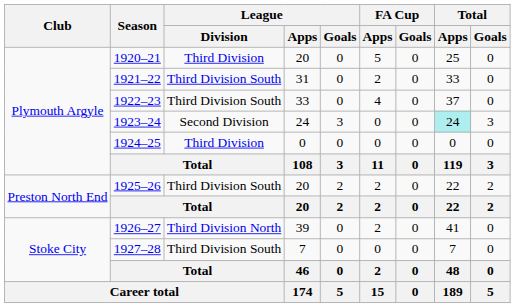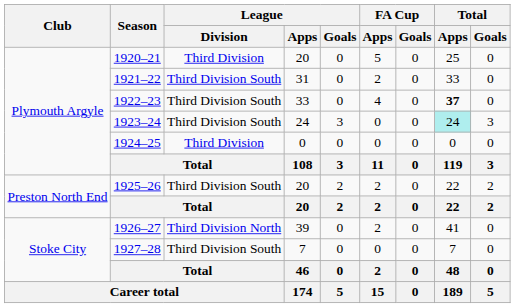(453, 100) normal -> (453, 100) bold
(224, 121) Second Division -> (224, 121) Third Division South
